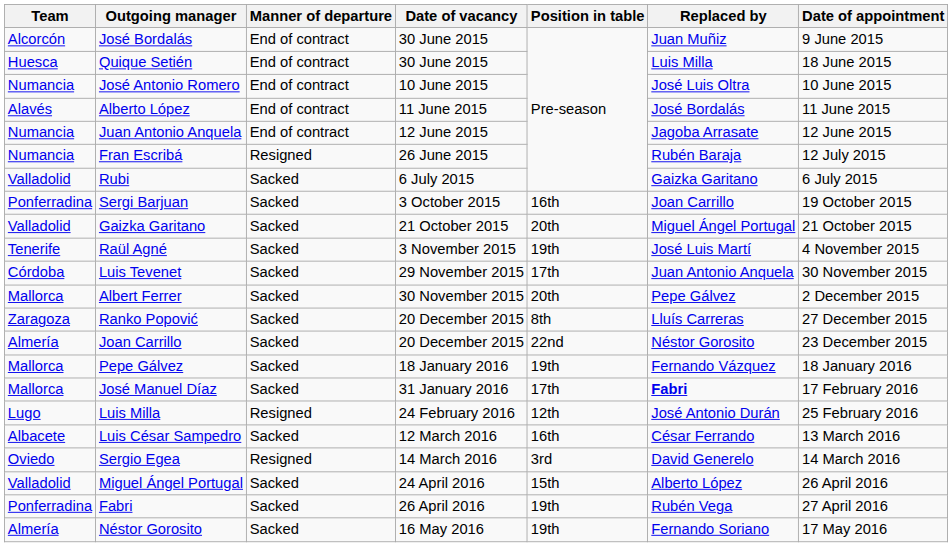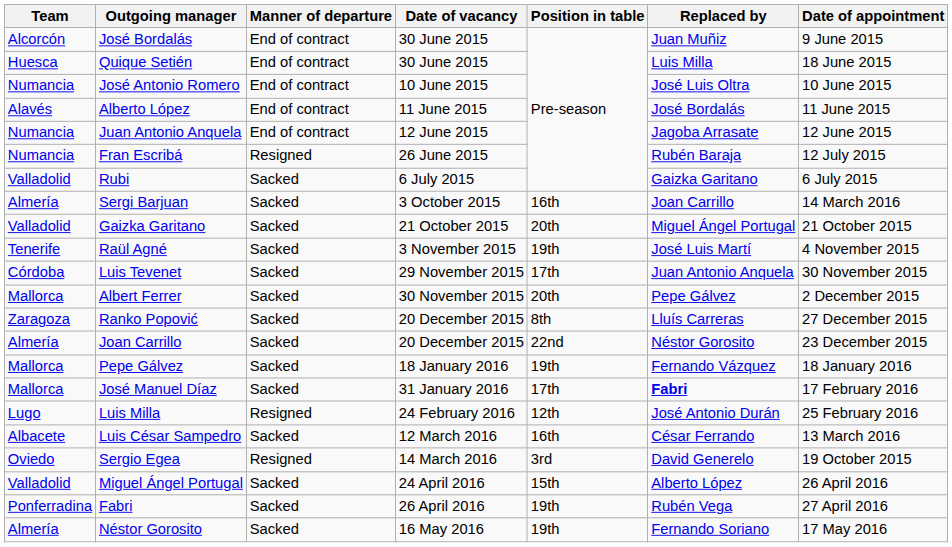(50, 202) Ponferradina -> (33, 202) Almería
(857, 202) 19 October 2015 -> (851, 202) 14 March 2016
(851, 459) 14 March 2016 -> (857, 459) 19 October 2015
